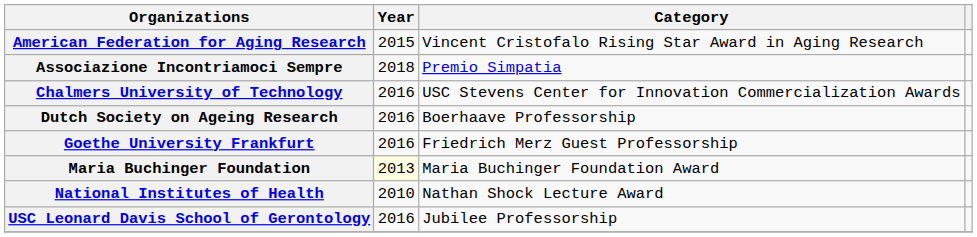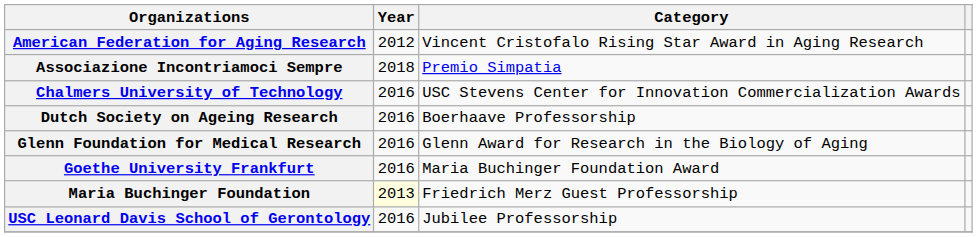(396, 42) 2015 -> (396, 42) 2012
+ row: (189, 143)
(580, 143) Friedrich Merz Guest Professorship -> (571, 168) Maria Buchinger Foundation Award
(571, 168) Maria Buchinger Foundation Award -> (580, 194) Friedrich Merz Guest Professorship
- row: (189, 194)
